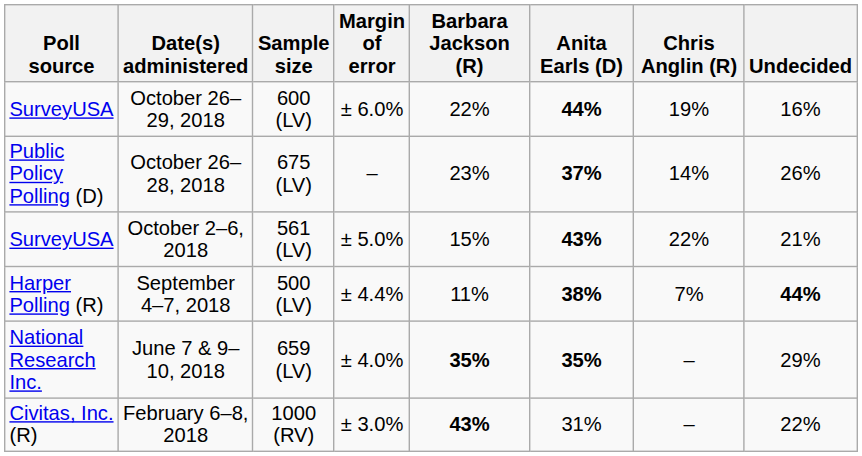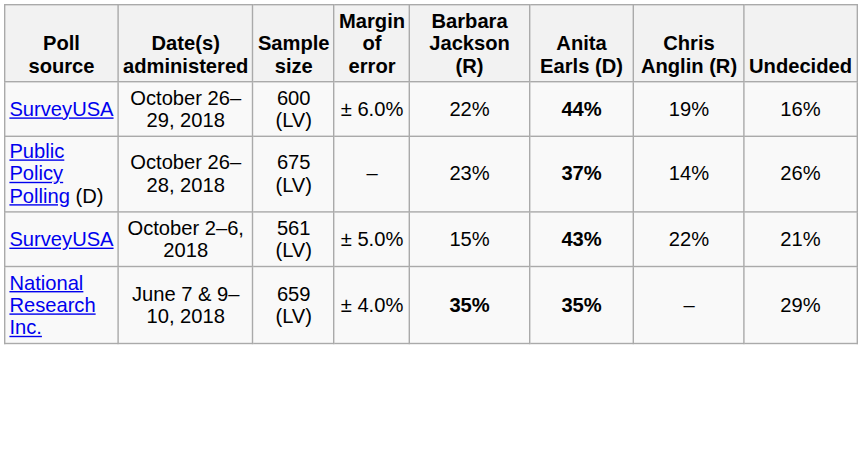- row: (186, 294)
- row: (186, 425)
